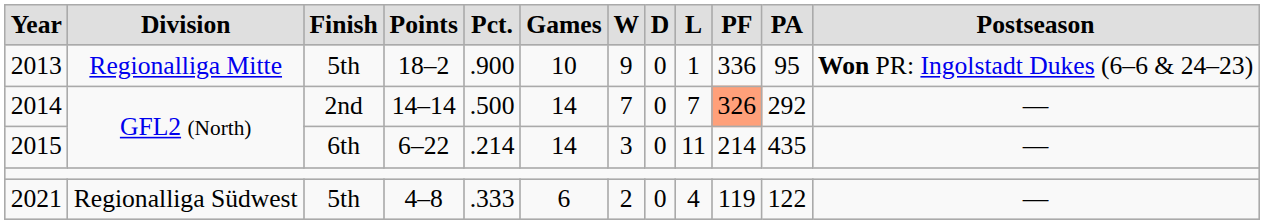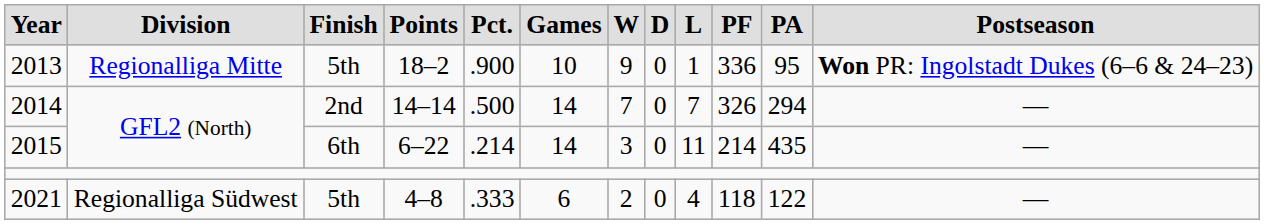(737, 106) lightsalmon background -> (737, 106) no background
(787, 106) 292 -> (787, 106) 294
(737, 199) 119 -> (737, 199) 118
